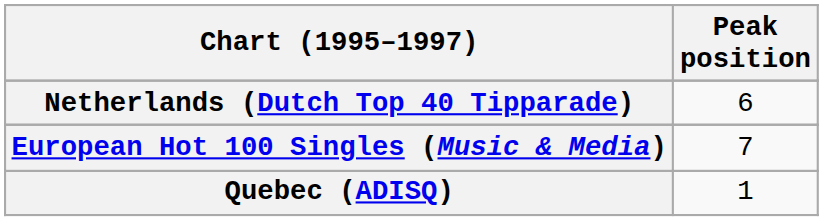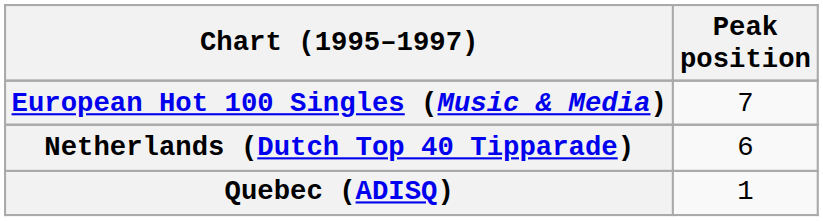rows swapped: (339, 148) <-> (339, 103)
